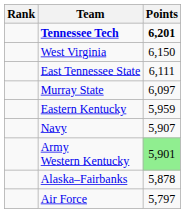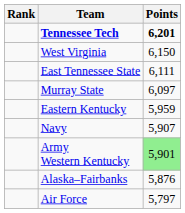(162, 179) 5,878 -> (162, 179) 5,876
